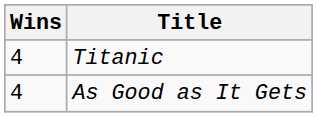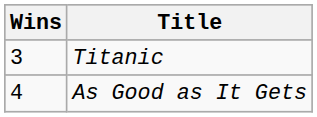(17, 58) 4 -> (17, 58) 3
